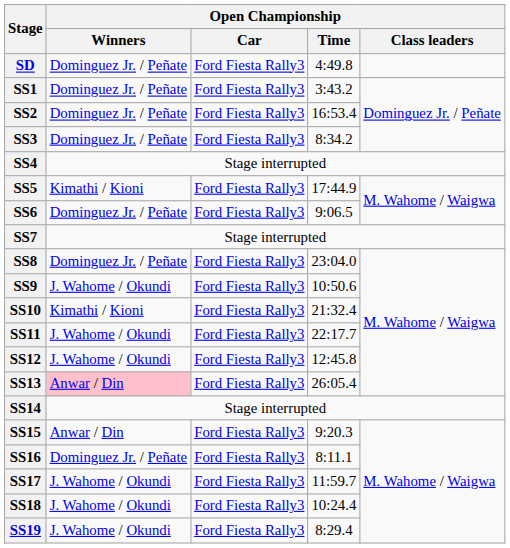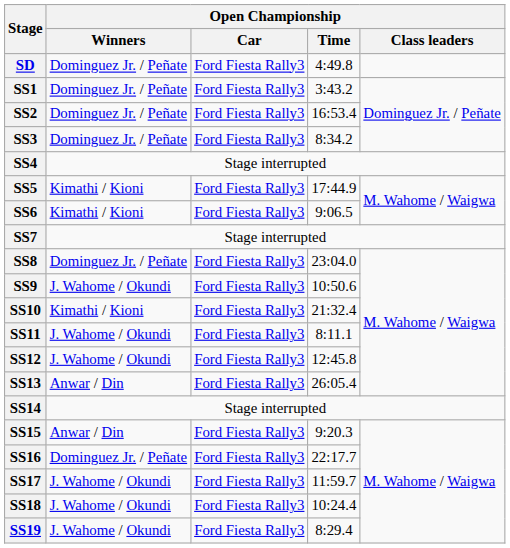(118, 211) Dominguez Jr. / Peñate -> (97, 211) Kimathi / Kioni
(334, 334) 22:17.7 -> (334, 334) 8:11.1
(87, 383) pink background -> (87, 383) no background
(334, 456) 8:11.1 -> (334, 456) 22:17.7
